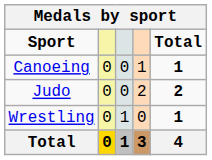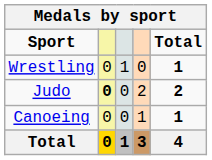rows swapped: (52, 67) <-> (52, 118)
(107, 92) normal -> (107, 92) bold
